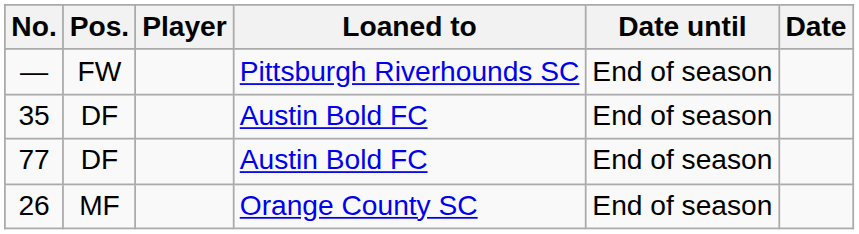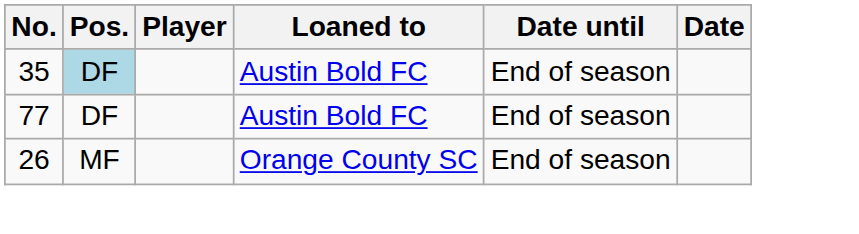- row: (34, 71)
(99, 116) no background -> (99, 71) lightblue background
